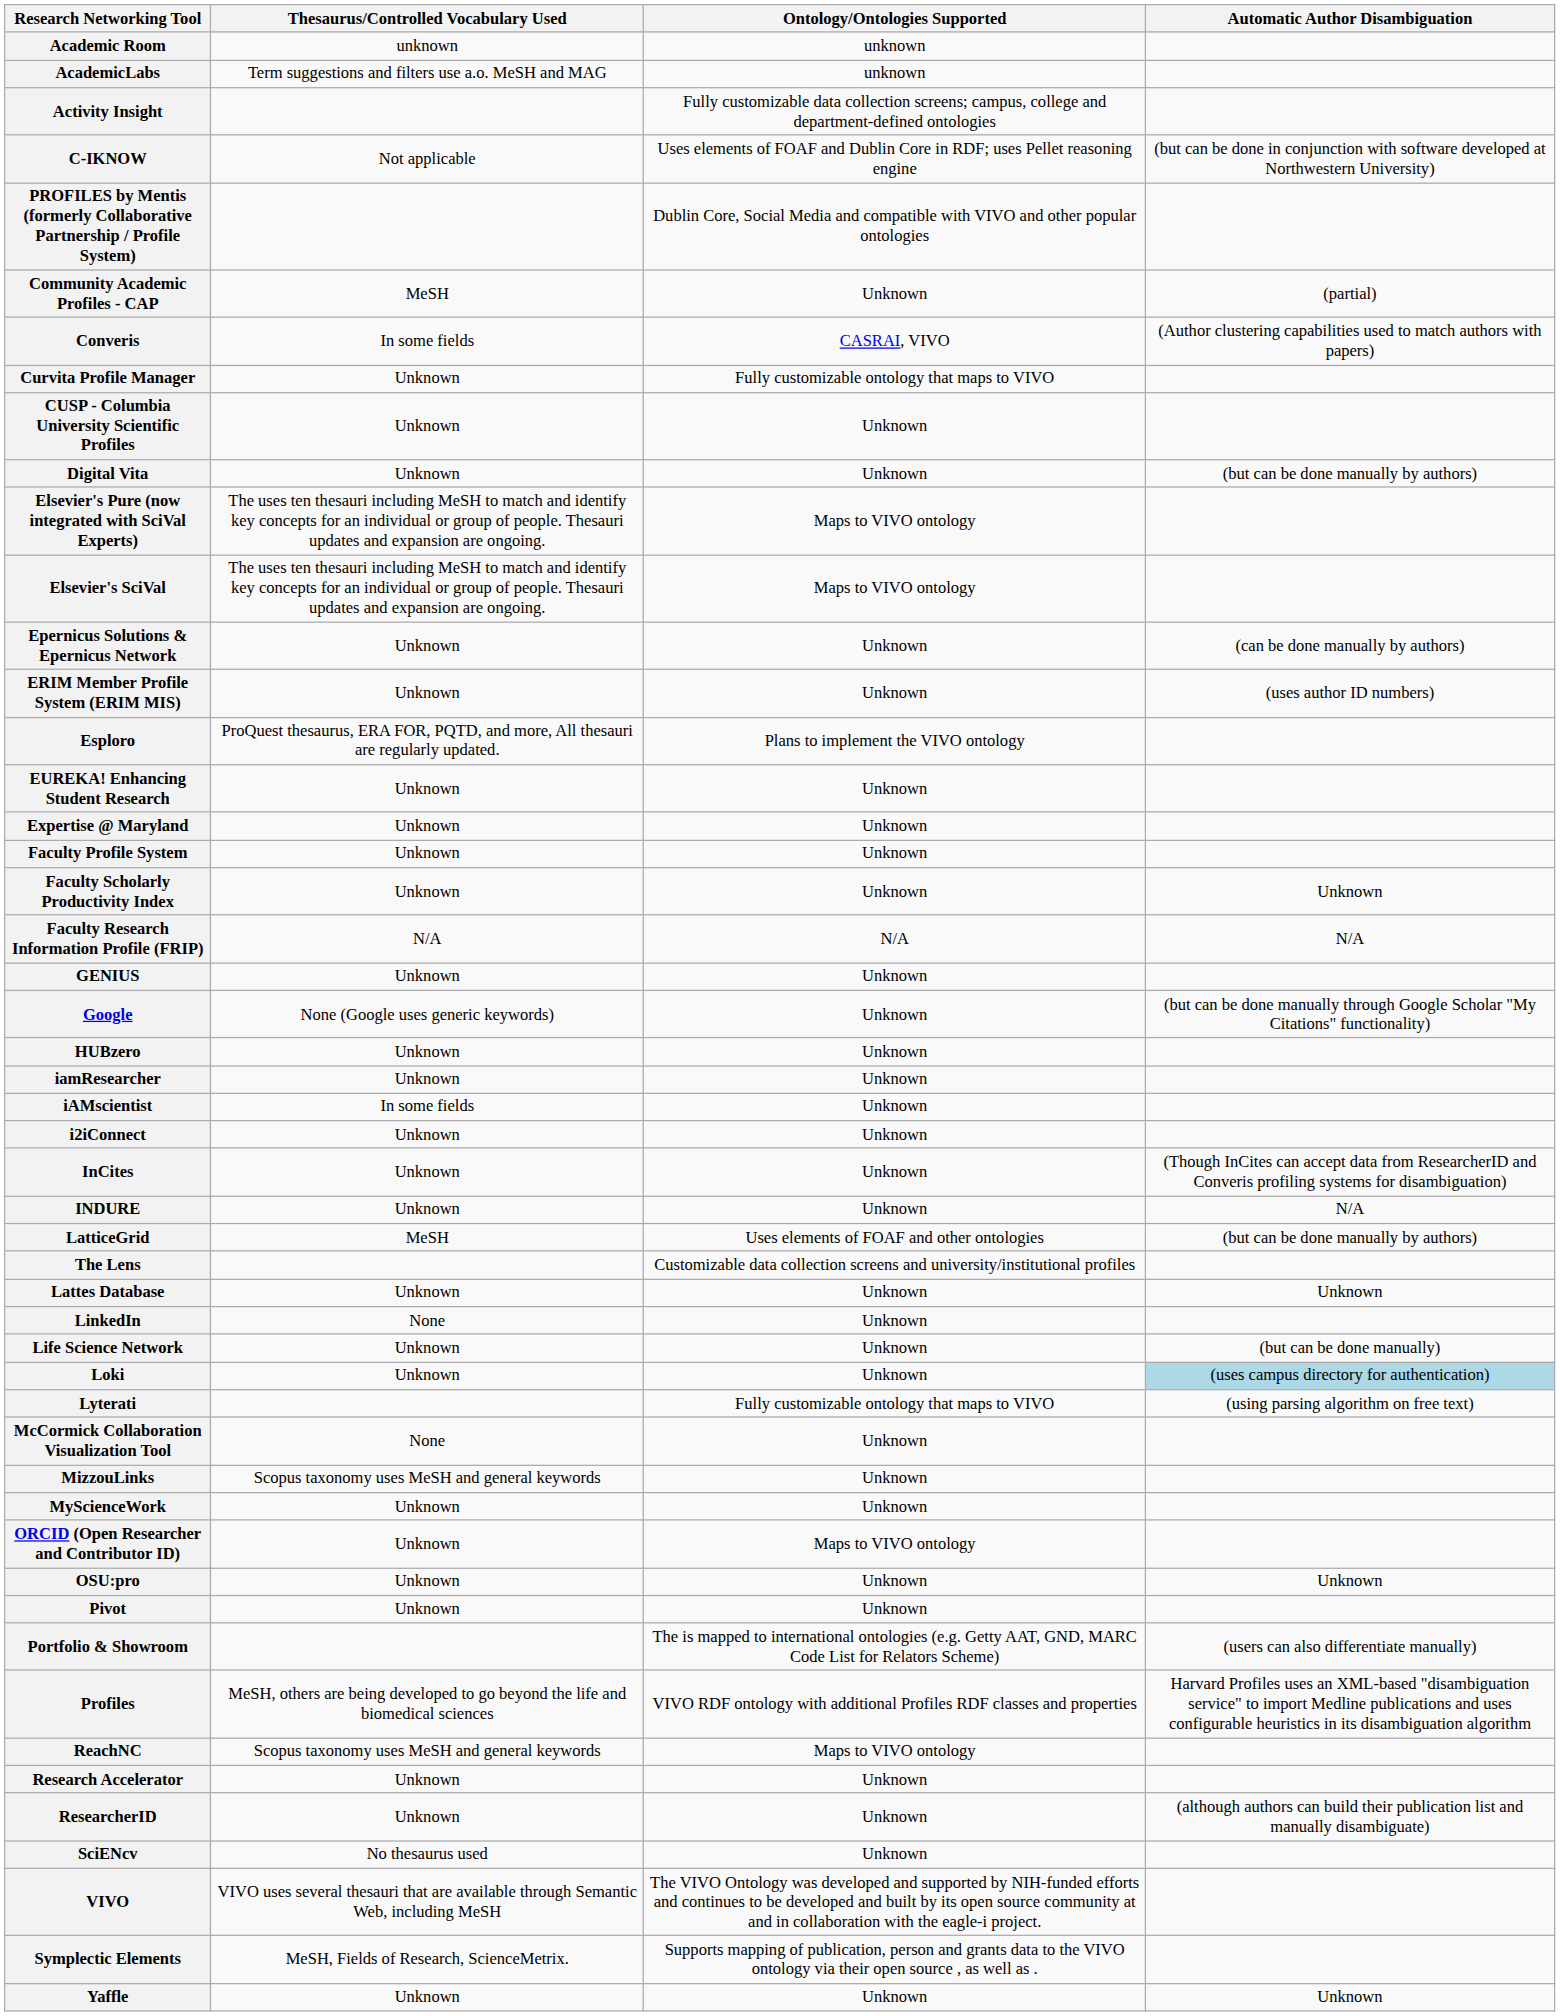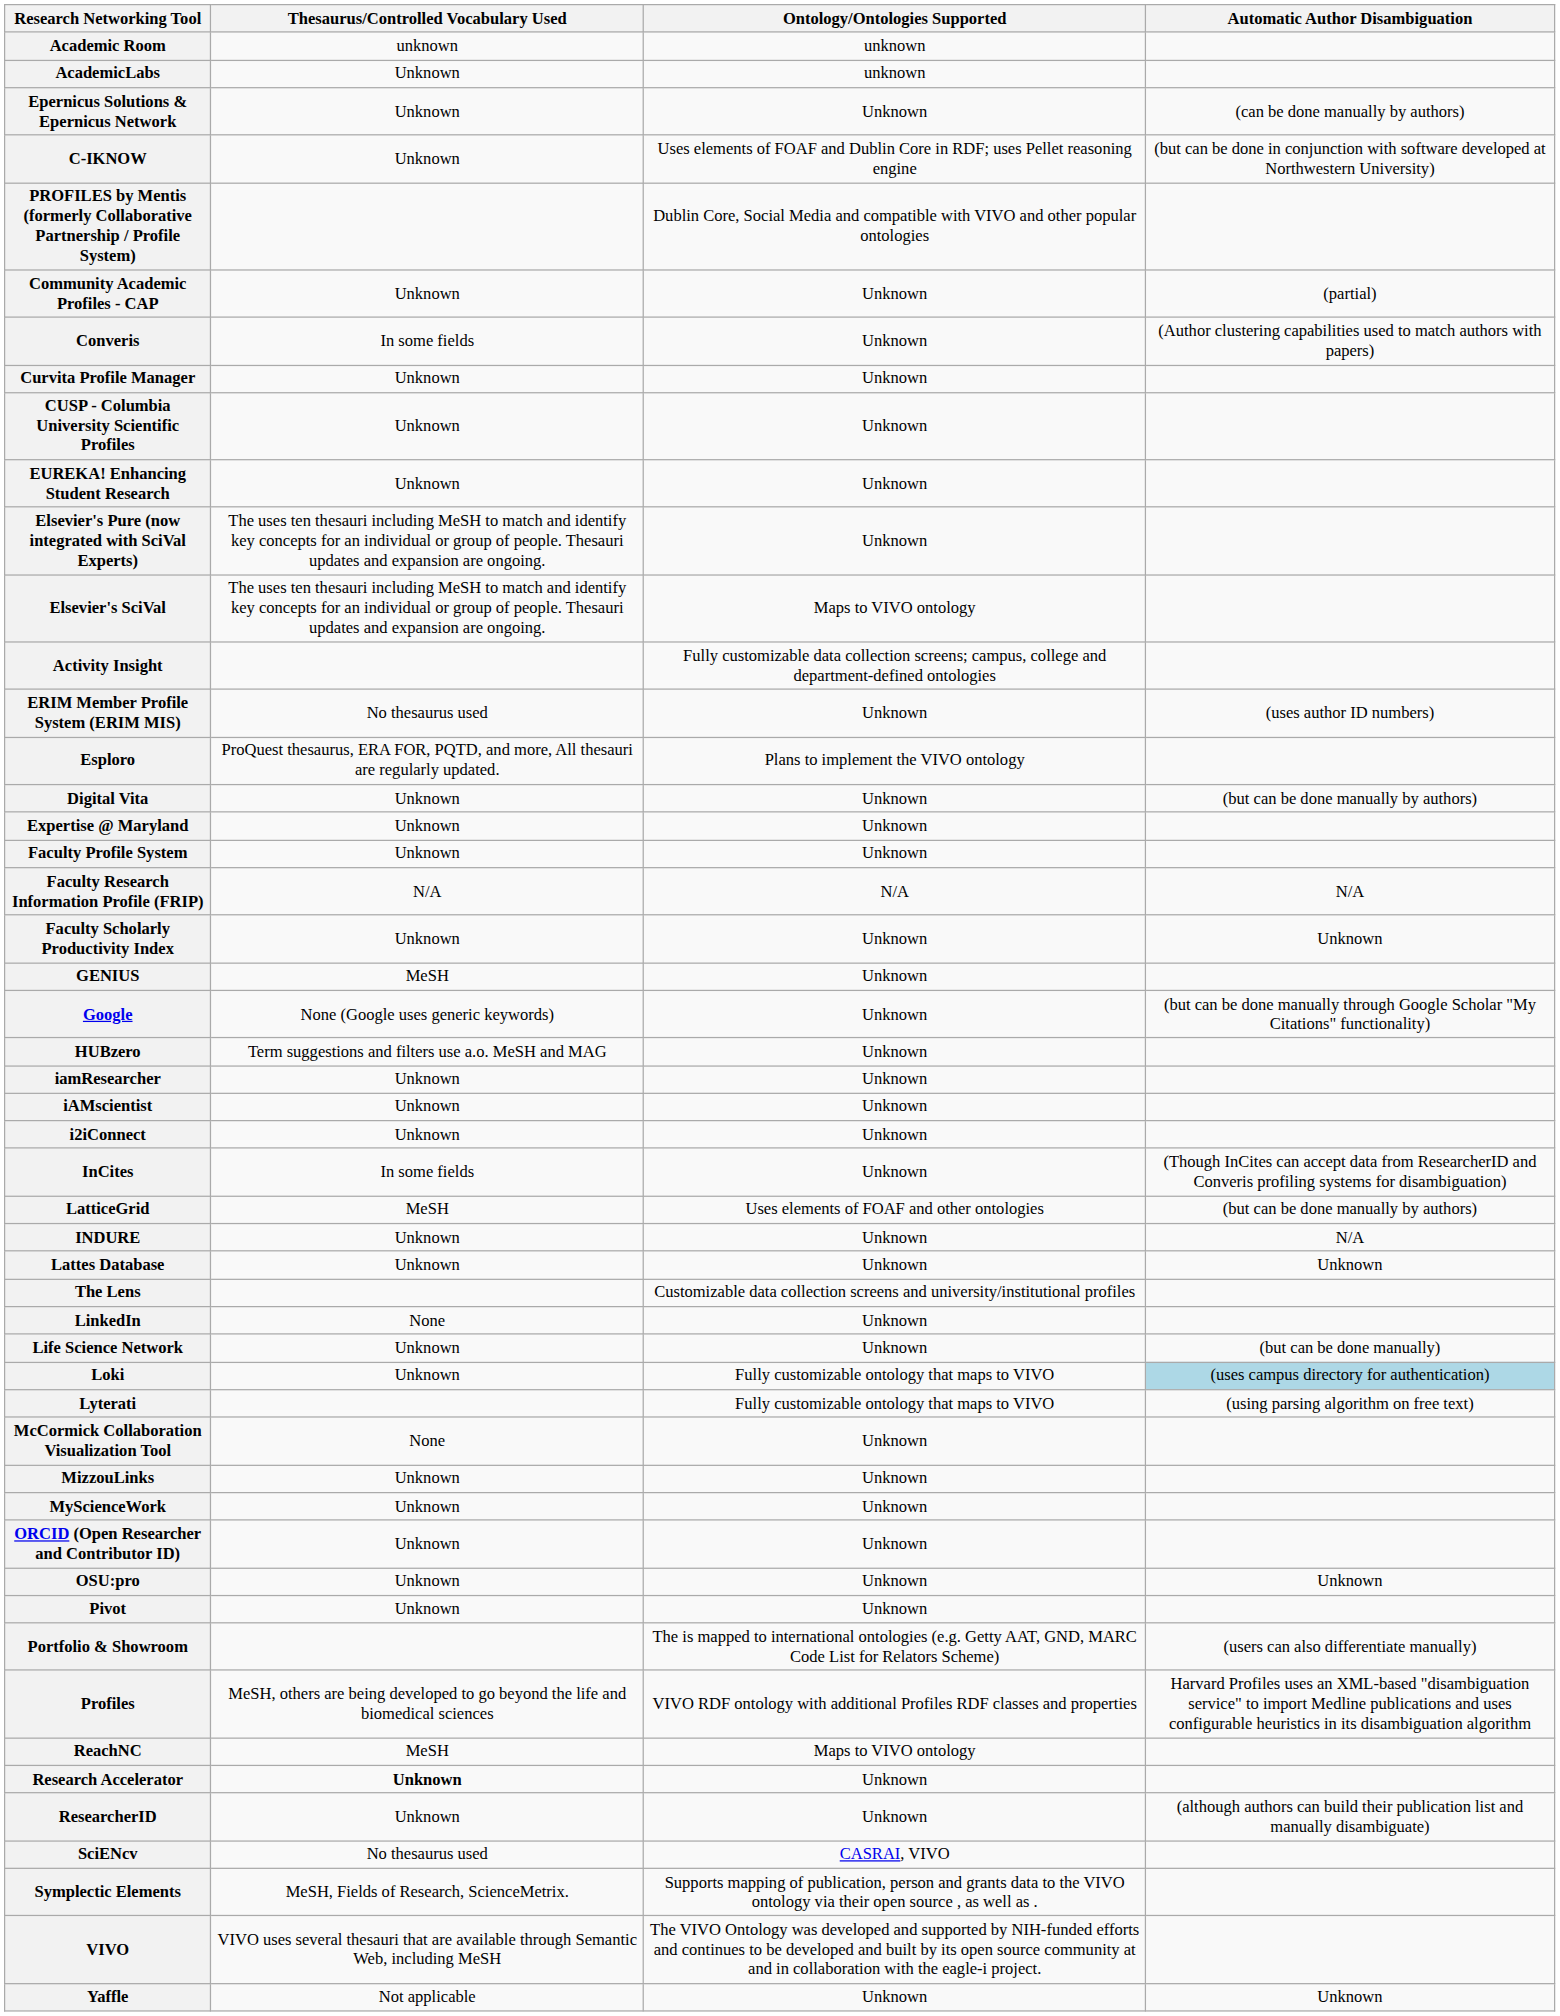(427, 73) Term suggestions and filters use a.o. MeSH and MAG -> (427, 73) Unknown
rows swapped: (108, 111) <-> (108, 646)
(427, 159) Not applicable -> (427, 159) Unknown
(427, 293) MeSH -> (427, 293) Unknown
(895, 341) CASRAI, VIVO -> (895, 341) Unknown
(895, 378) Fully customizable ontology that maps to VIVO -> (895, 378) Unknown
rows swapped: (108, 473) <-> (108, 788)
(895, 521) Maps to VIVO ontology -> (895, 541) Unknown
(427, 693) Unknown -> (427, 713) No thesaurus used
rows swapped: (108, 939) <-> (108, 891)
(427, 976) Unknown -> (427, 976) MeSH
(427, 1051) Unknown -> (427, 1051) Term suggestions and filters use a.o. MeSH and MAG
(427, 1107) In some fields -> (427, 1107) Unknown
(427, 1172) Unknown -> (427, 1172) In some fields
rows swapped: (108, 1209) <-> (108, 1237)
rows swapped: (108, 1292) <-> (108, 1265)
(895, 1375) Unknown -> (895, 1375) Fully customizable ontology that maps to VIVO
(427, 1478) Scopus taxonomy uses MeSH and general keywords -> (427, 1478) Unknown
(895, 1544) Maps to VIVO ontology -> (895, 1544) Unknown
(427, 1751) Scopus taxonomy uses MeSH and general keywords -> (427, 1751) MeSH
(427, 1779) normal -> (427, 1779) bold
(895, 1854) Unknown -> (895, 1854) CASRAI, VIVO
rows swapped: (108, 1959) <-> (108, 1902)
(427, 1997) Unknown -> (427, 1997) Not applicable
